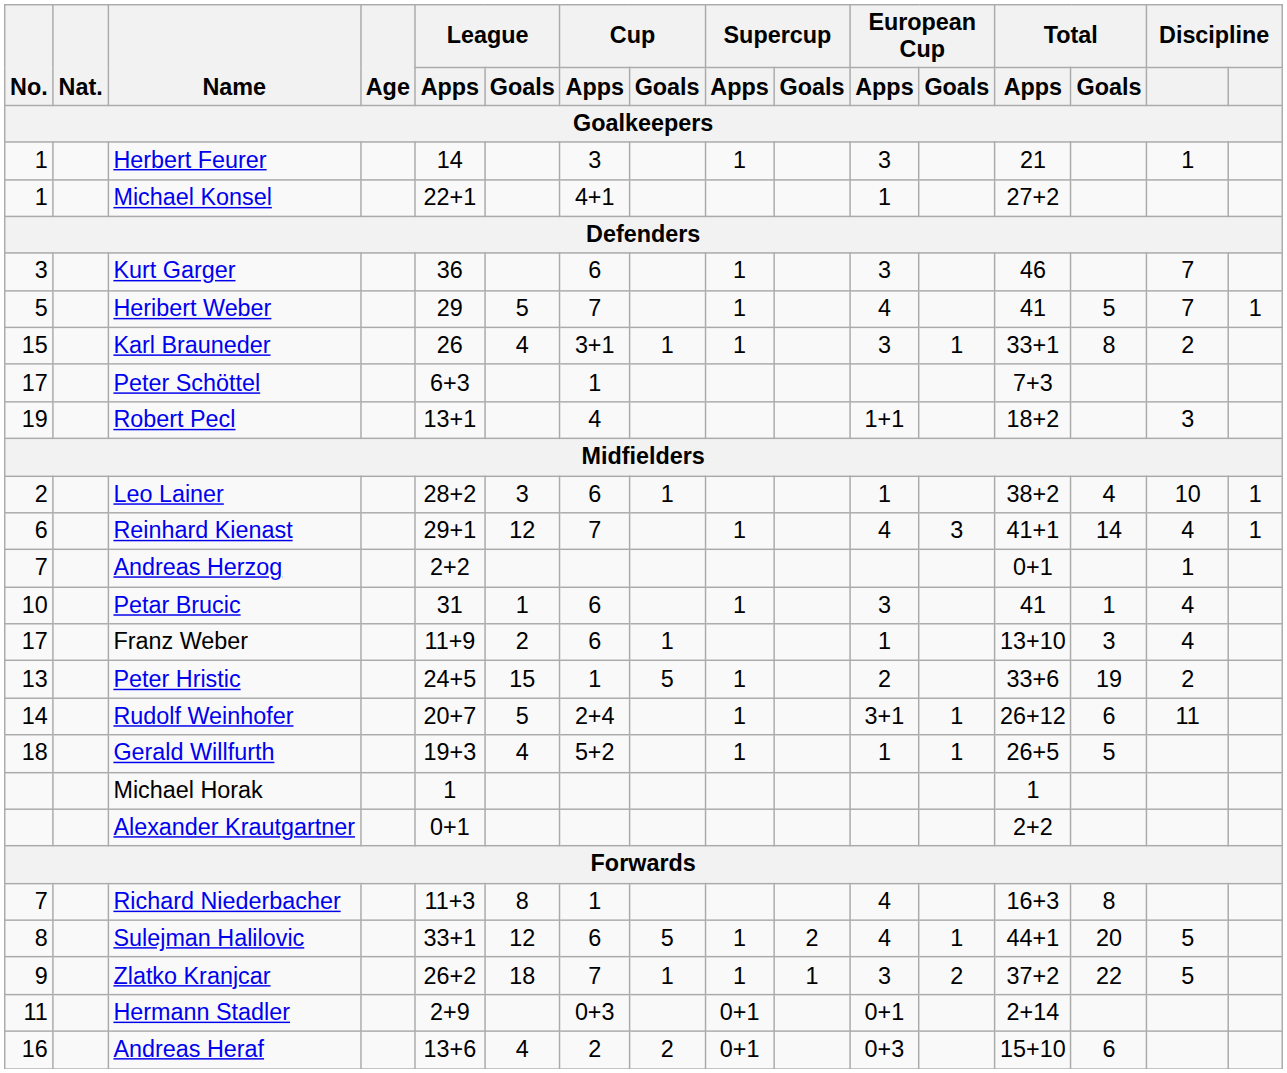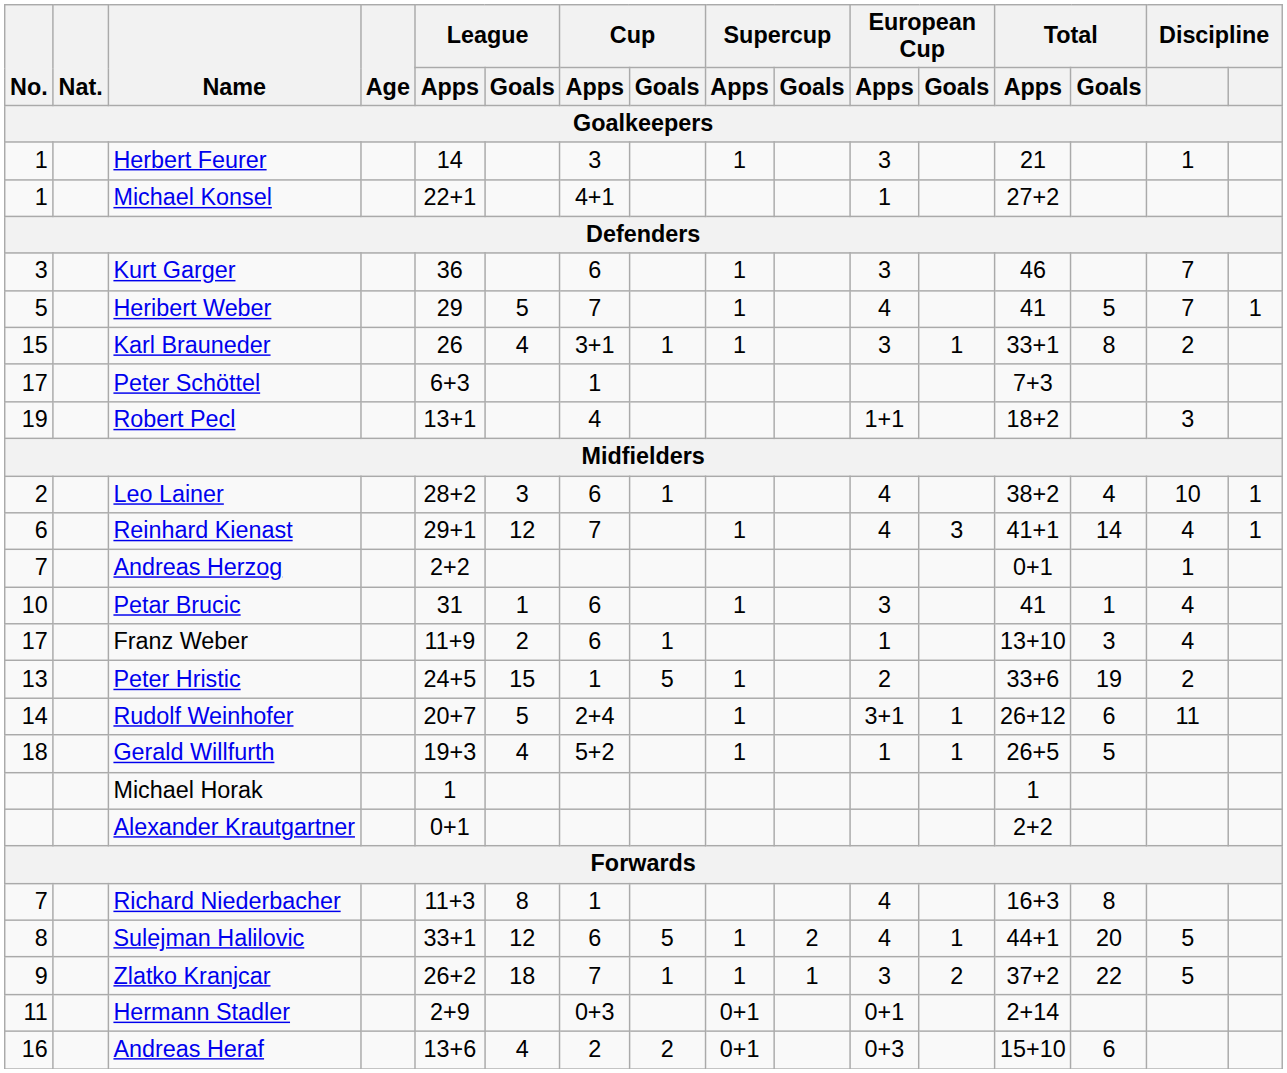(884, 493) 1 -> (884, 493) 4
